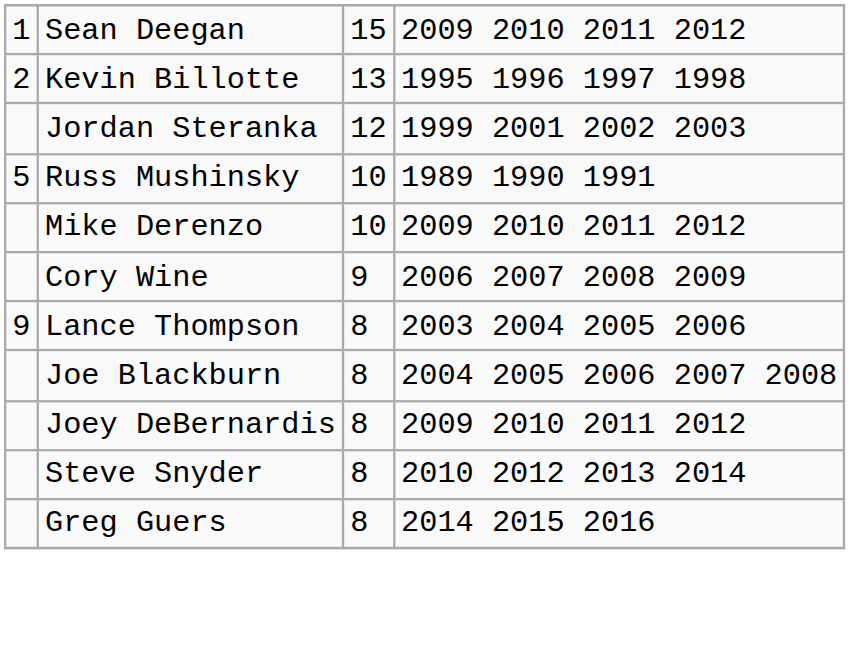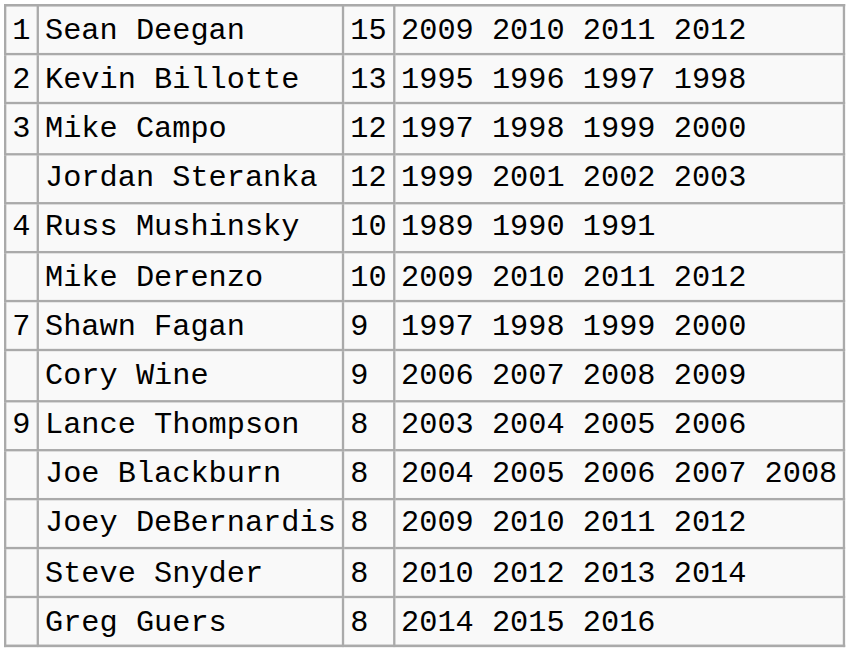+ row: (136, 129)
(21, 178) 5 -> (21, 227) 4
+ row: (145, 326)
